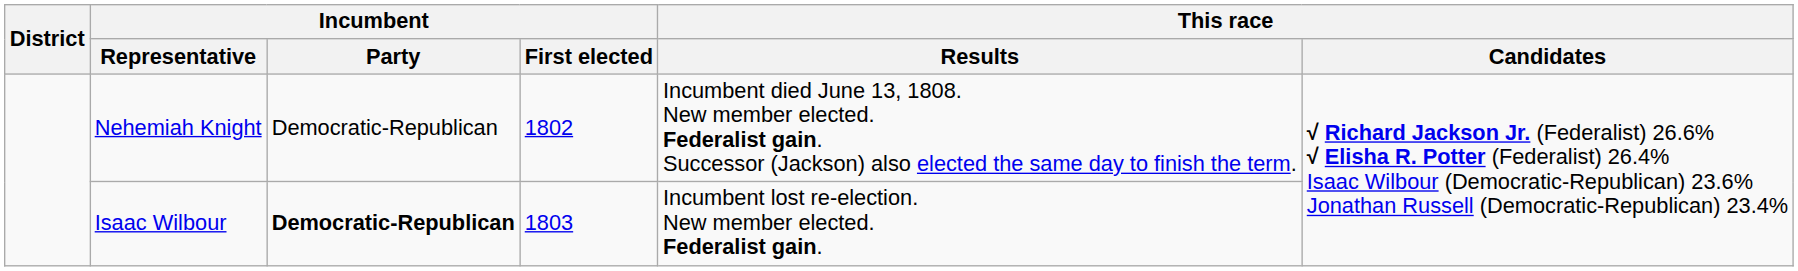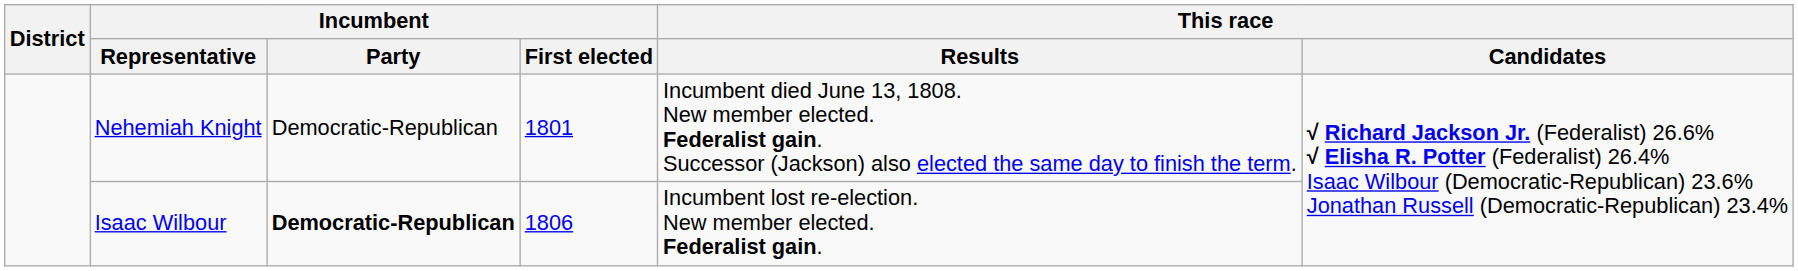(549, 127) 1802 -> (549, 127) 1801
(549, 223) 1803 -> (549, 223) 1806
